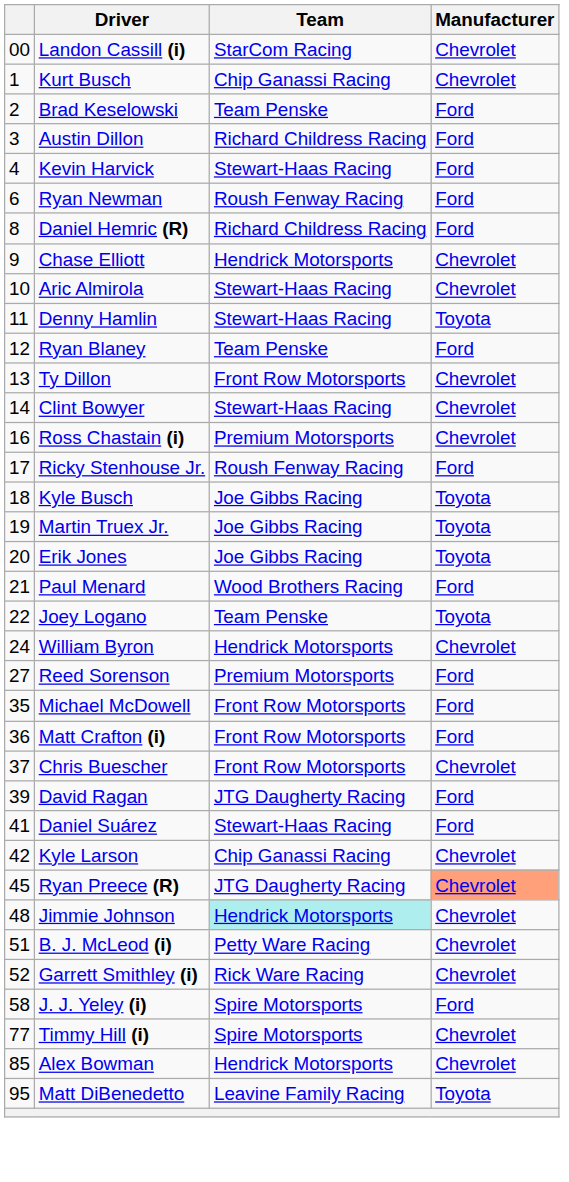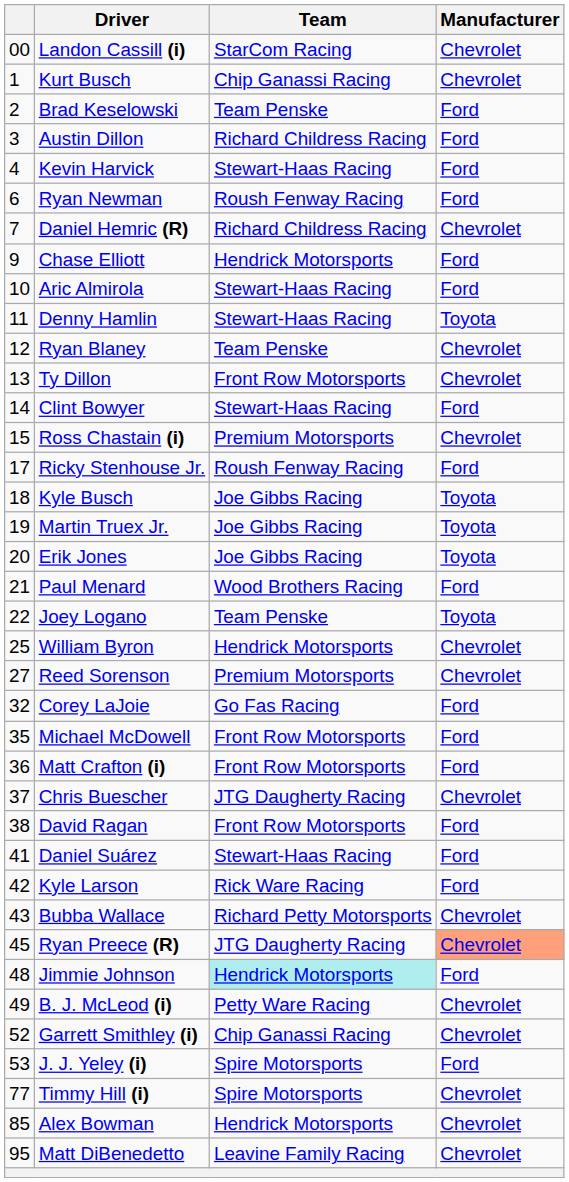(14, 229) 8 -> (14, 229) 7
(455, 229) Ford -> (481, 229) Chevrolet
(475, 258) Chevrolet -> (460, 258) Ford
(475, 288) Chevrolet -> (460, 288) Ford
(455, 348) Ford -> (481, 348) Chevrolet
(475, 408) Chevrolet -> (460, 408) Ford
(19, 437) 16 -> (19, 437) 15
(19, 646) 24 -> (19, 646) 25
(455, 676) Ford -> (481, 676) Chevrolet
+ row: (94, 706)
(310, 766) Front Row Motorsports -> (310, 796) JTG Daugherty Racing
(19, 796) 39 -> (19, 825) 38
(310, 796) JTG Daugherty Racing -> (310, 825) Front Row Motorsports
(302, 855) Chip Ganassi Racing -> (289, 885) Rick Ware Racing
(475, 855) Chevrolet -> (460, 885) Ford
+ row: (102, 915)
(475, 915) Chevrolet -> (460, 975) Ford
(19, 945) 51 -> (19, 1004) 49
(289, 975) Rick Ware Racing -> (302, 1034) Chip Ganassi Racing
(19, 1004) 58 -> (19, 1064) 53
(463, 1094) Toyota -> (481, 1154) Chevrolet
